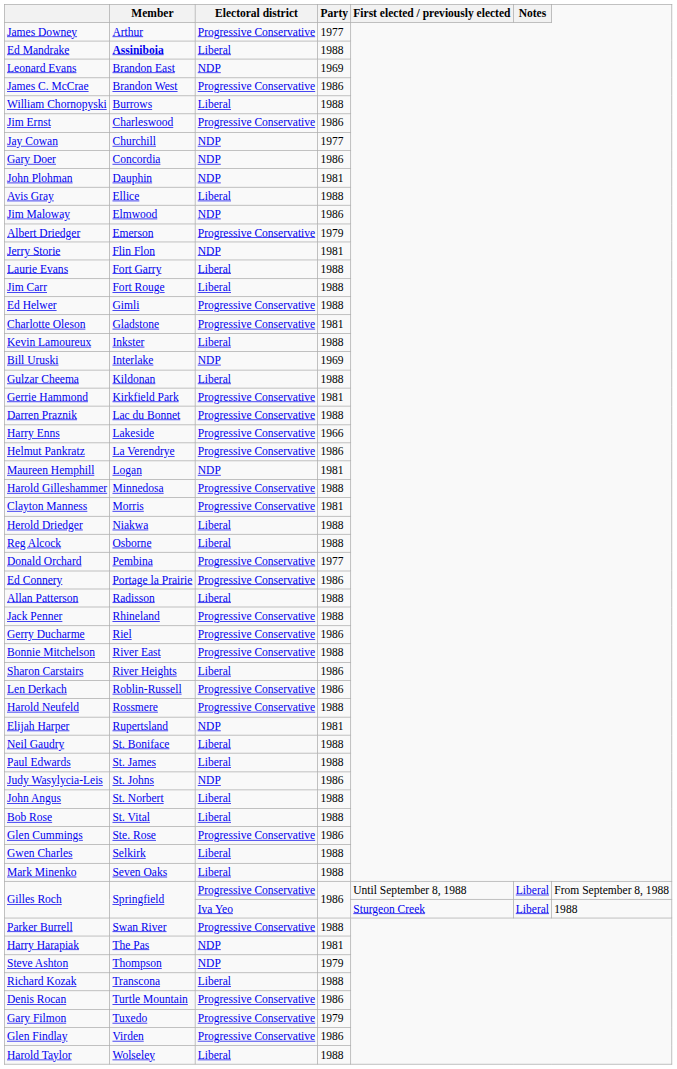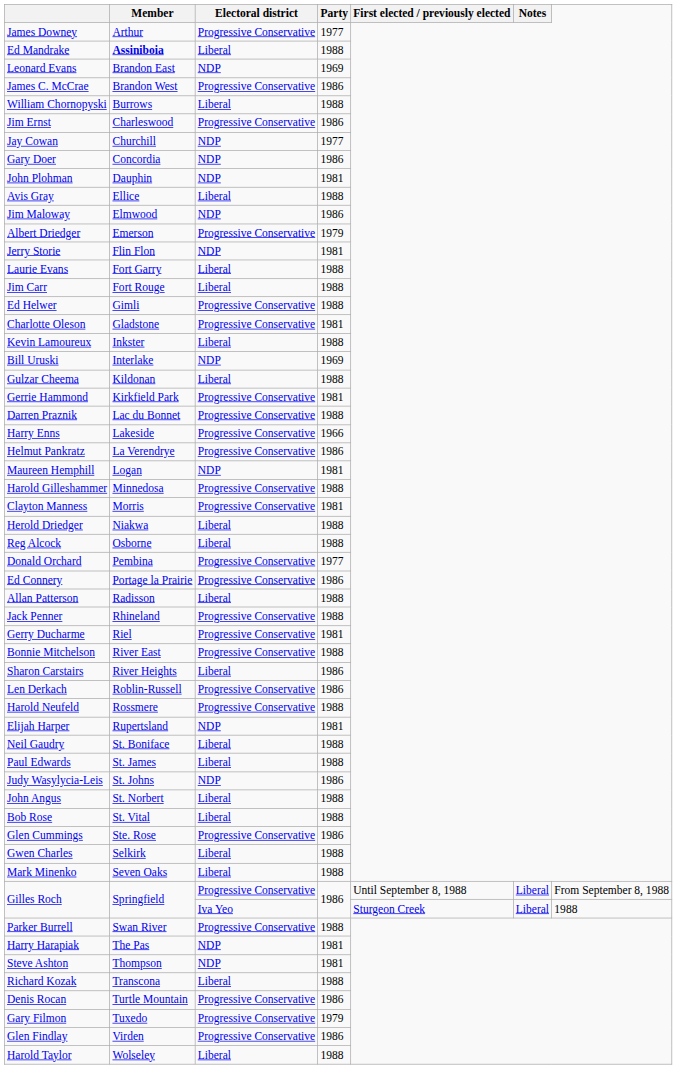(332, 634) 1986 -> (332, 634) 1981
(332, 963) 1979 -> (332, 963) 1981
